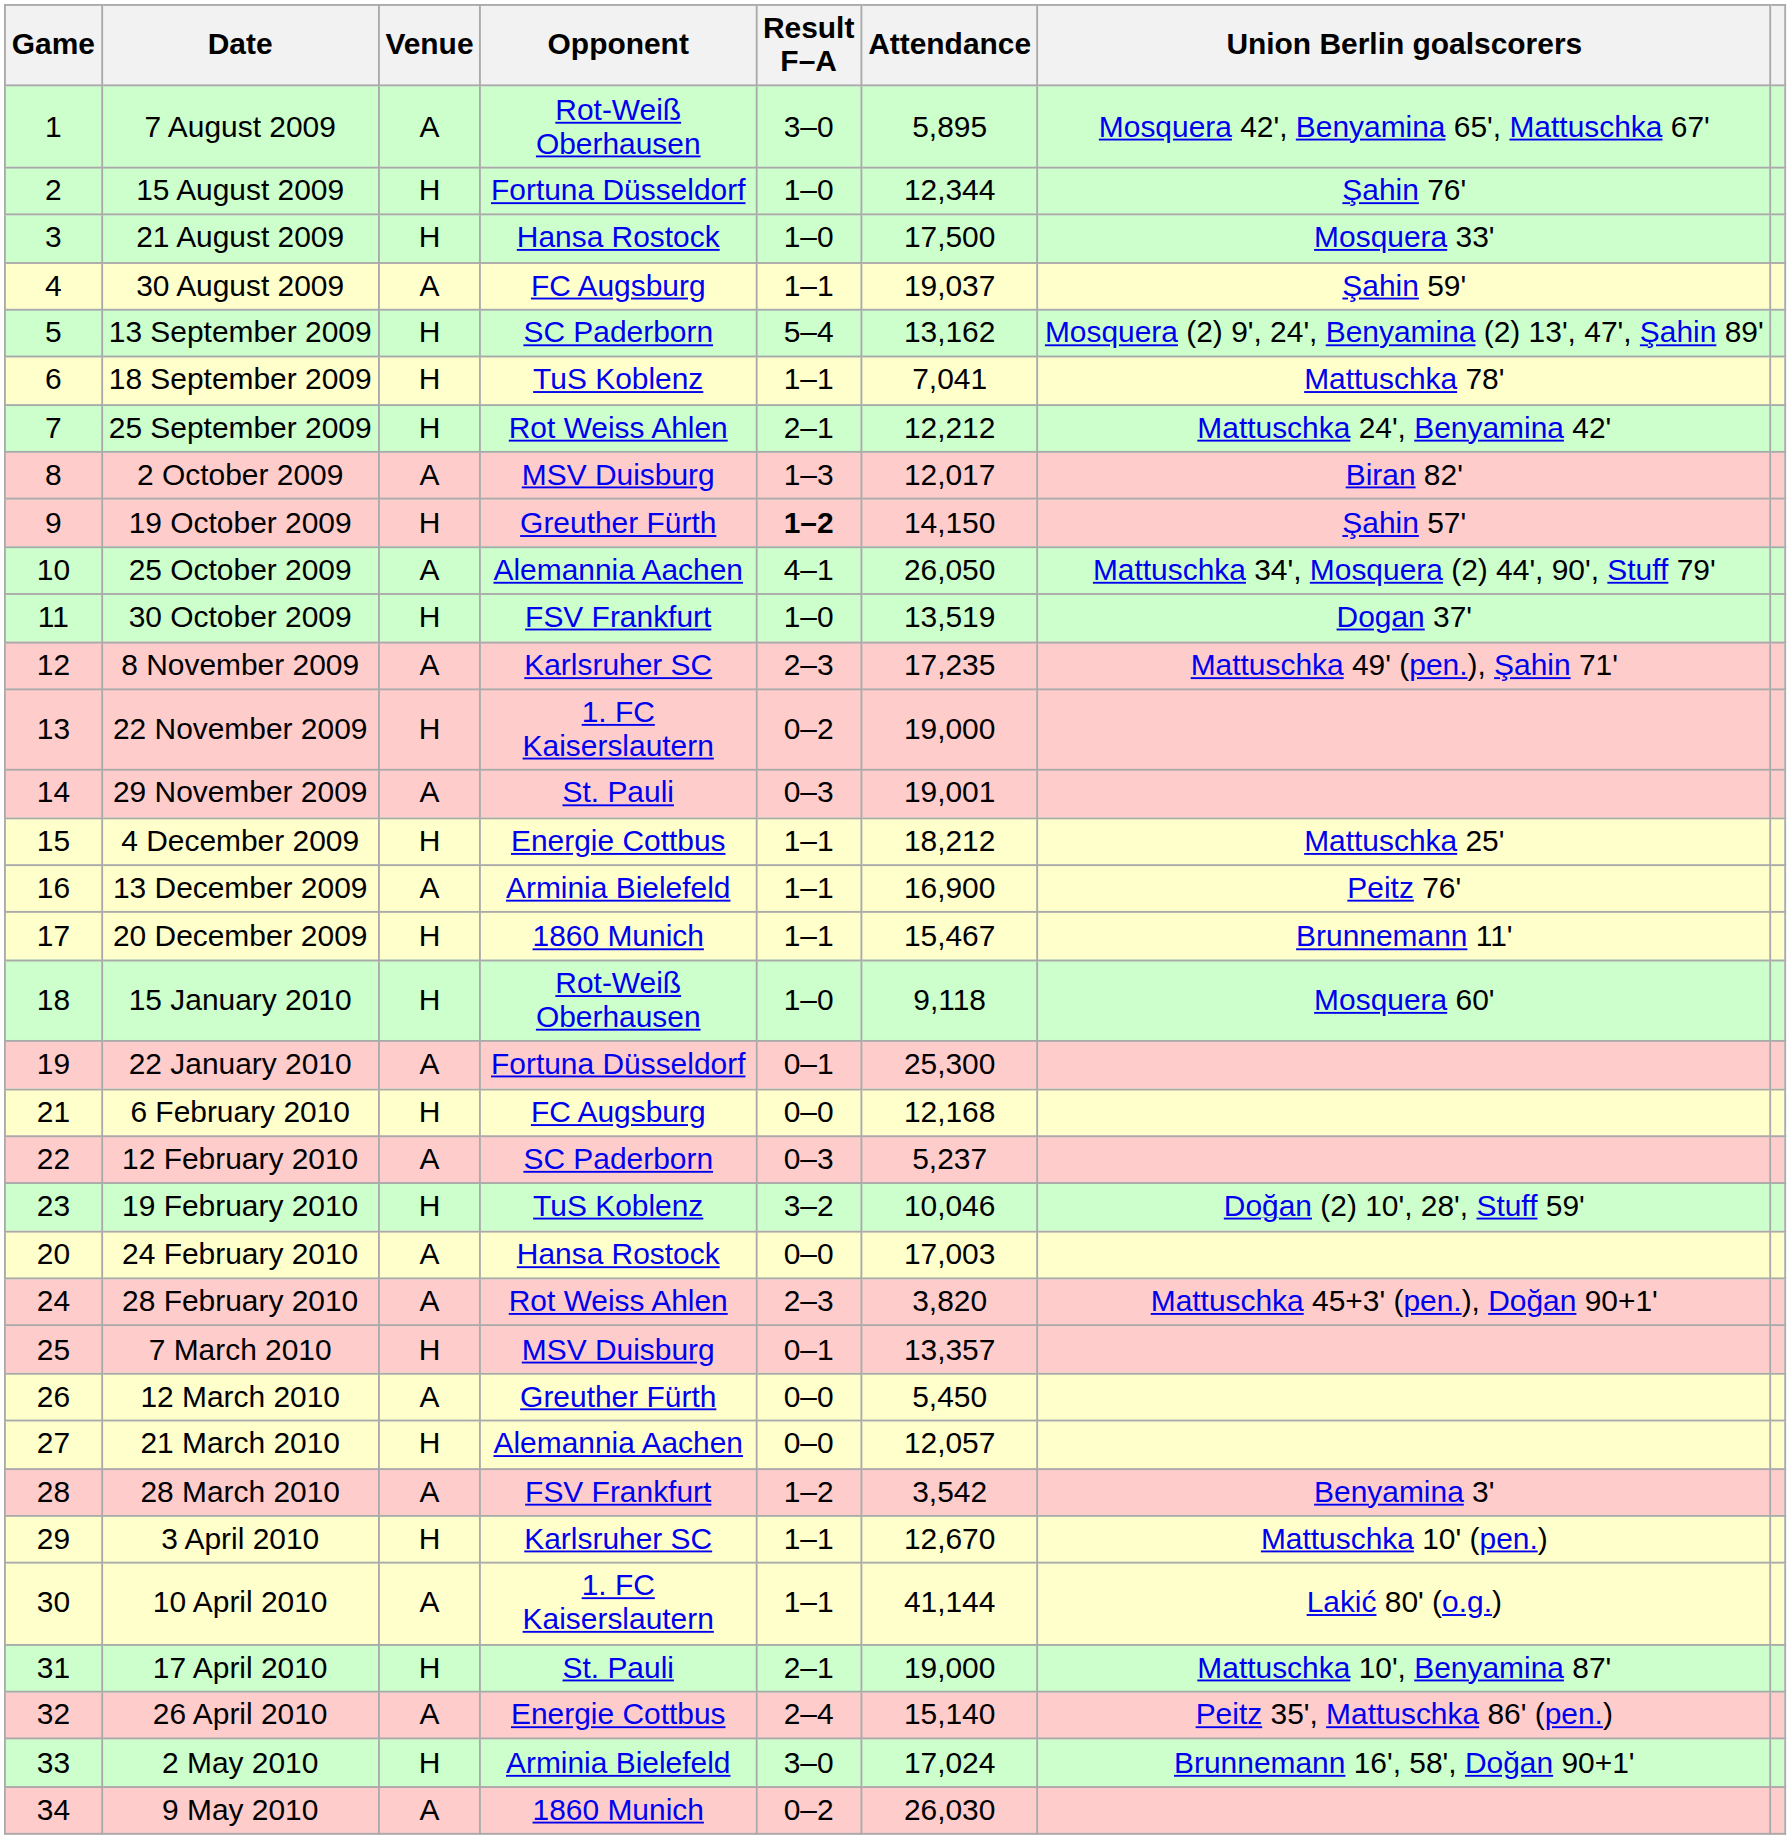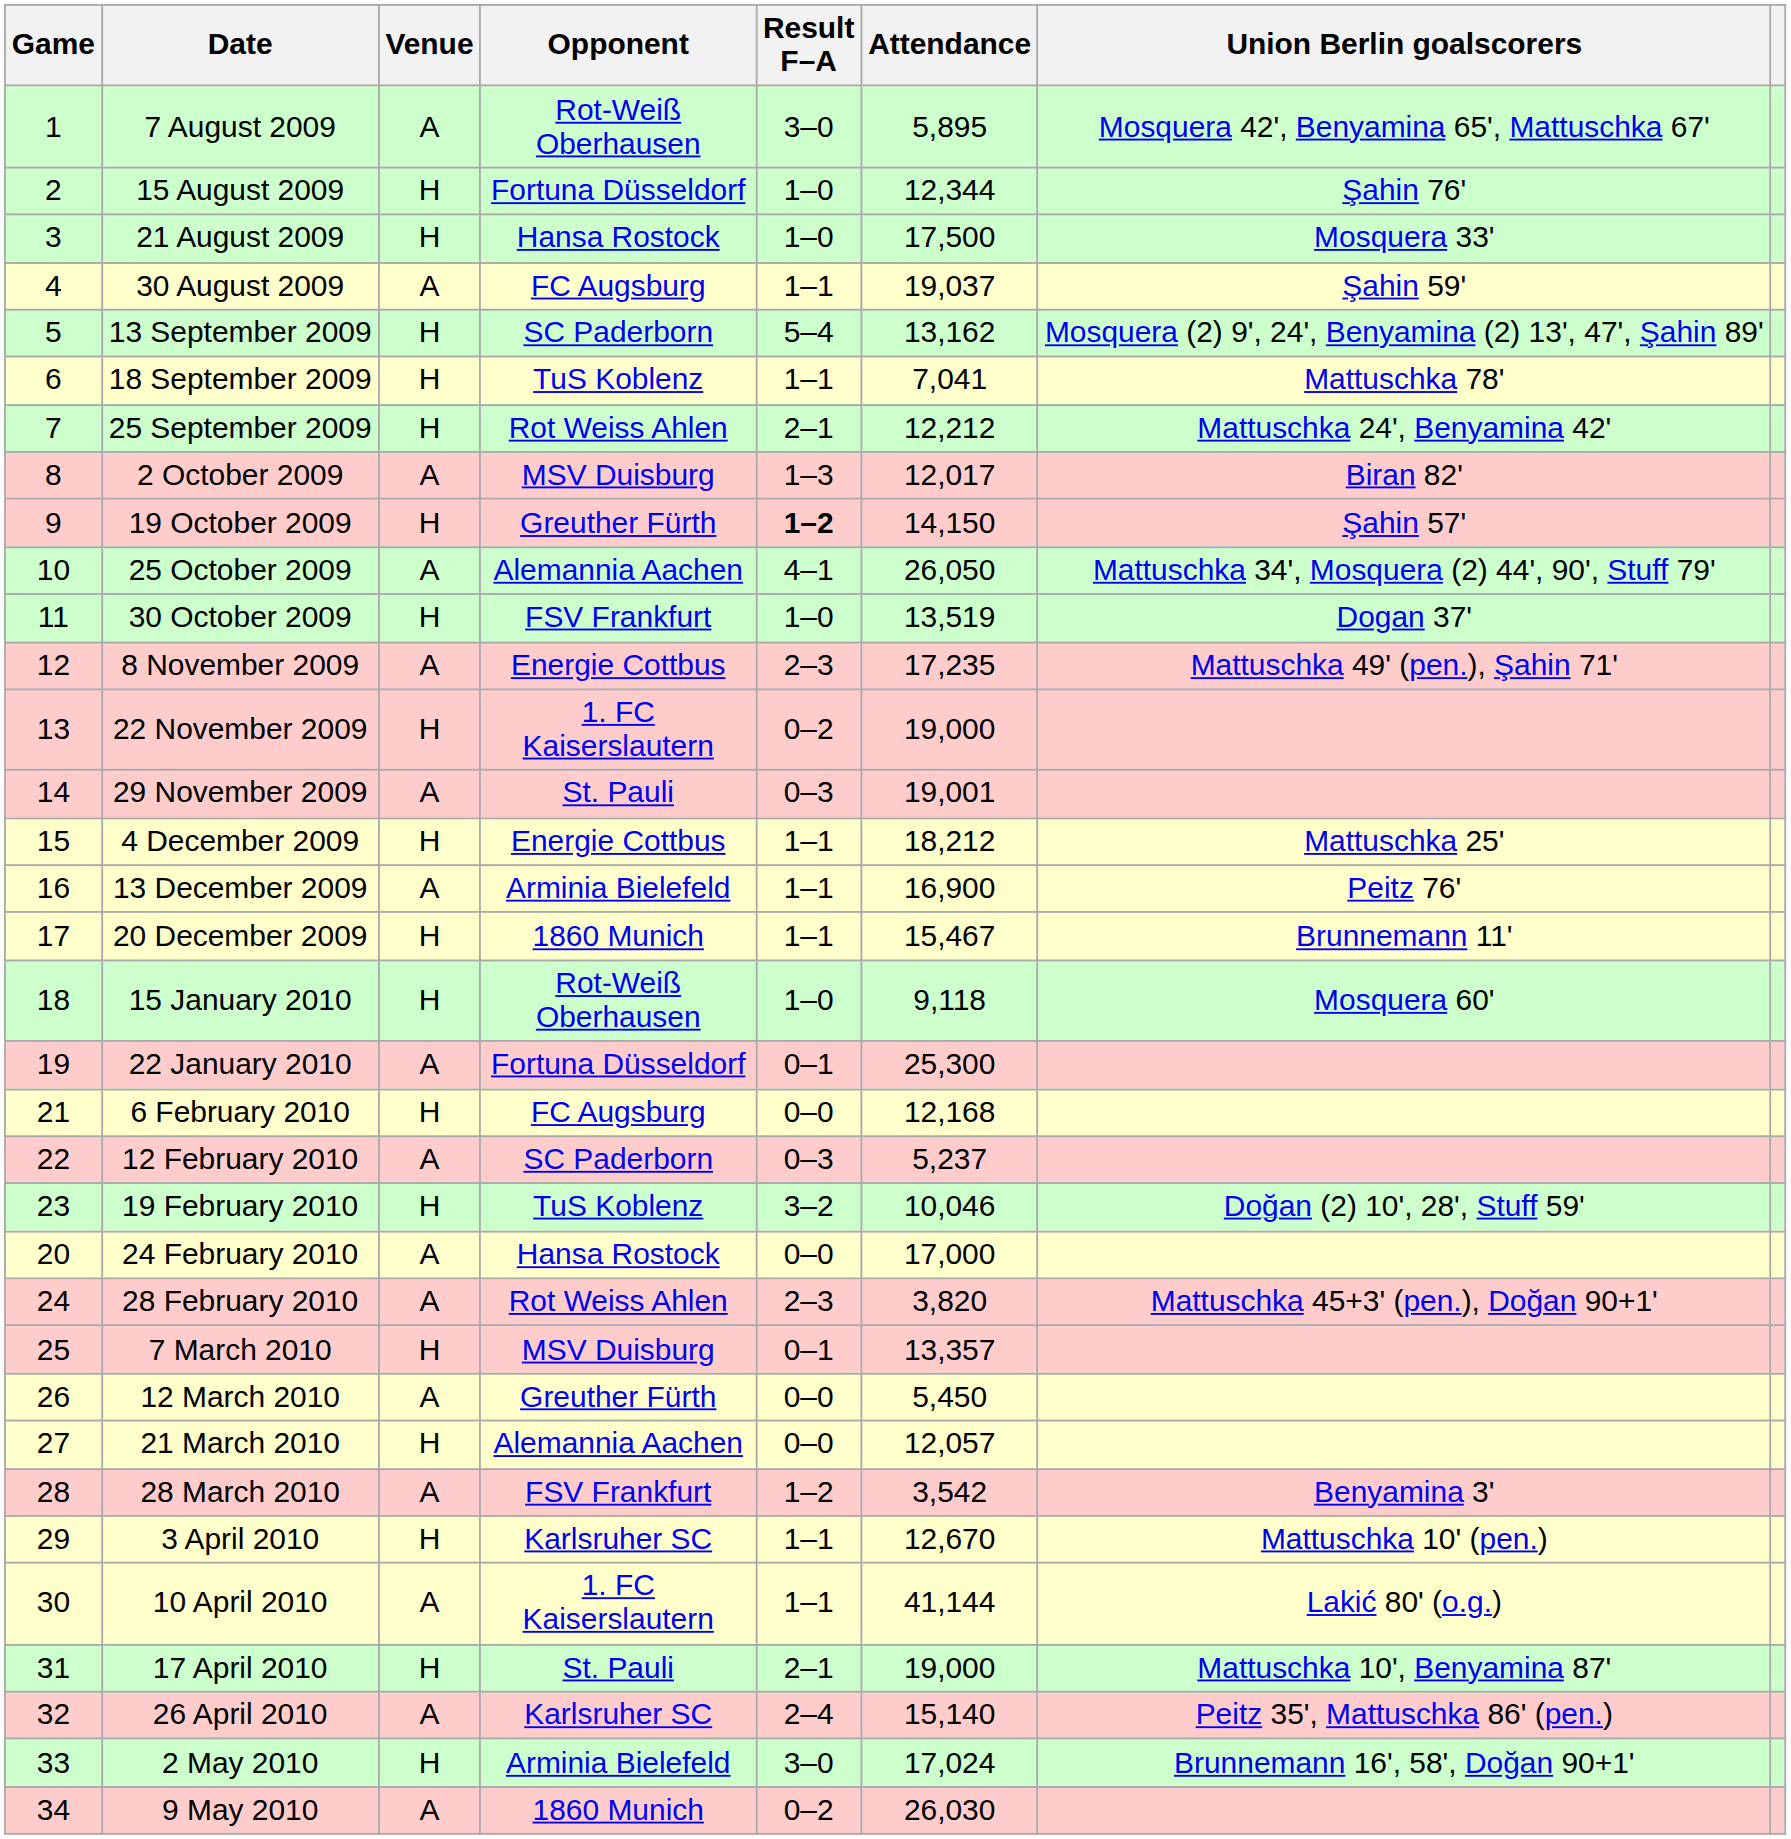(618, 664) Karlsruher SC -> (618, 664) Energie Cottbus
(950, 1254) 17,003 -> (950, 1254) 17,000
(618, 1714) Energie Cottbus -> (618, 1714) Karlsruher SC
